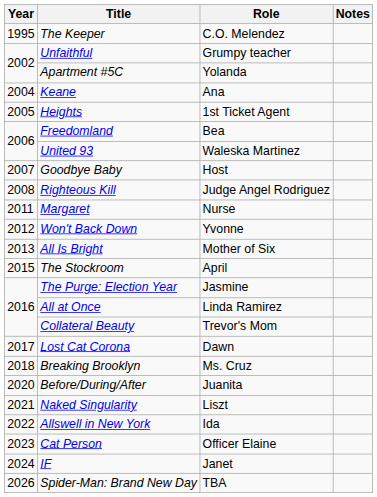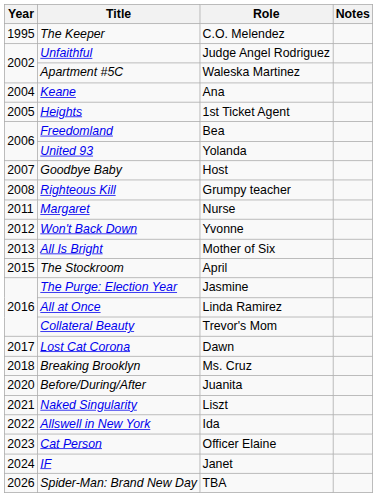(247, 53) Grumpy teacher -> (266, 53) Judge Angel Rodriguez
(225, 72) Yolanda -> (251, 72) Waleska Martinez
(251, 151) Waleska Martinez -> (225, 151) Yolanda
(266, 190) Judge Angel Rodriguez -> (247, 190) Grumpy teacher
